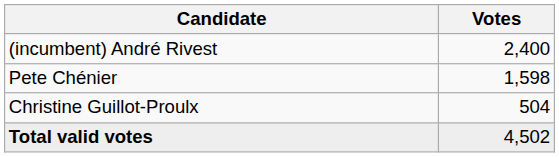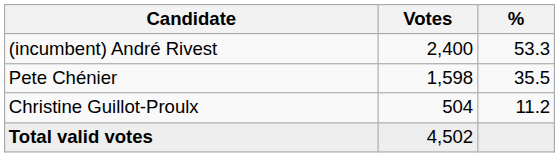+ column: (516, 19)
